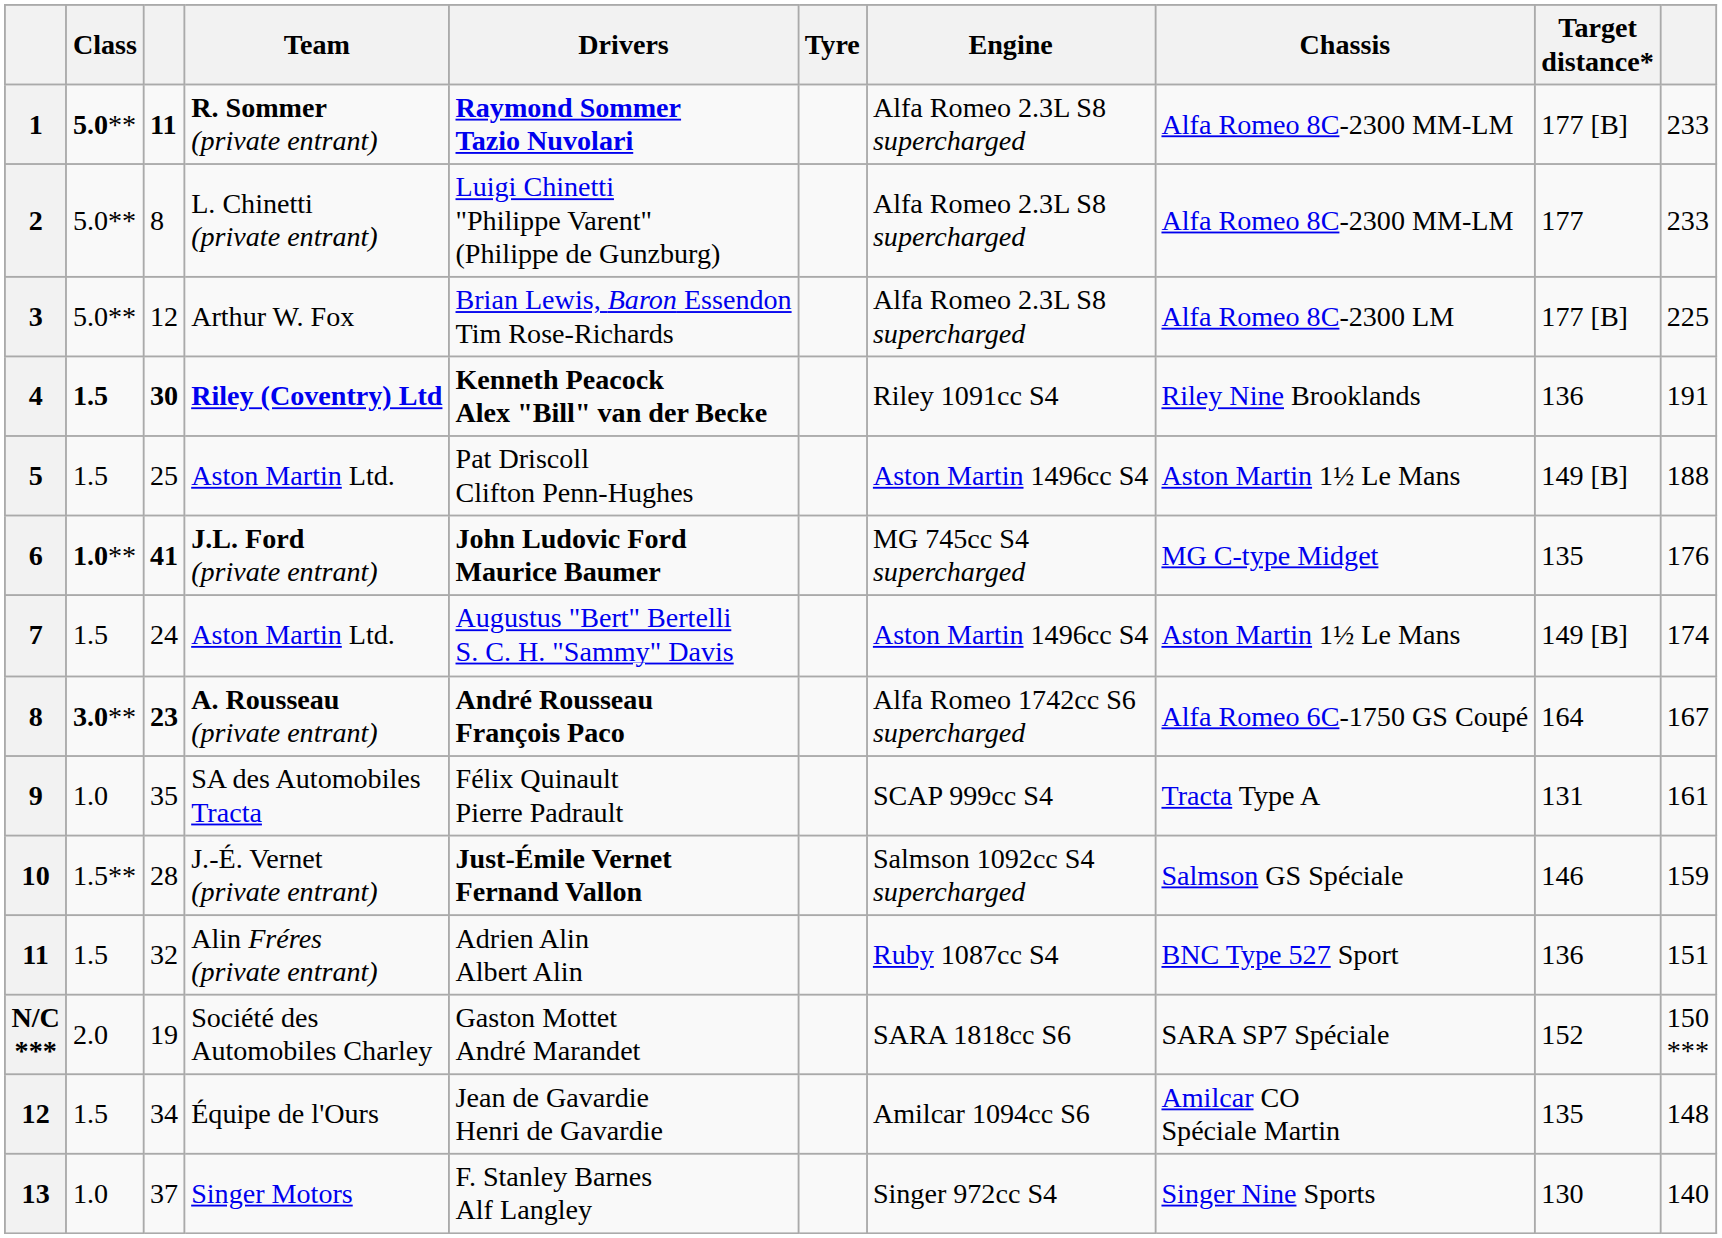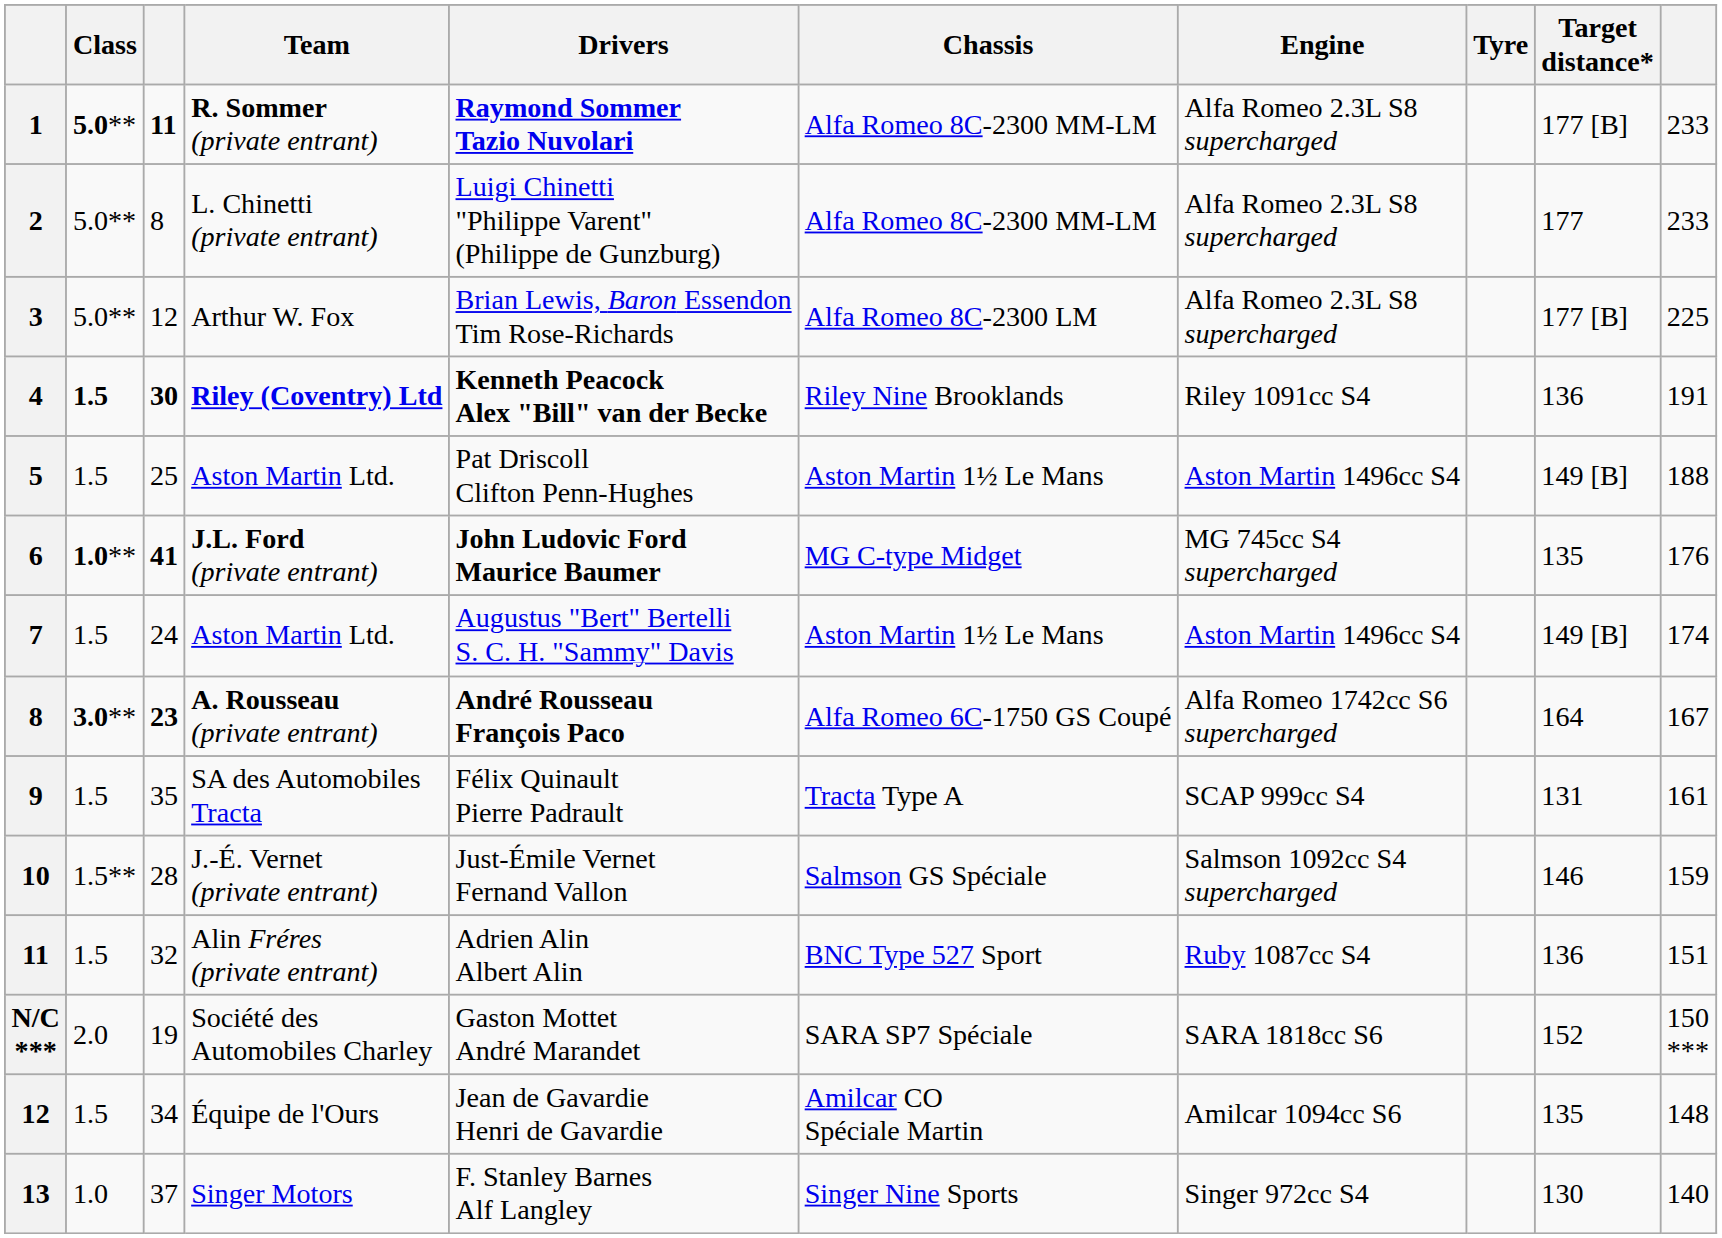columns swapped: (1345, 44) <-> (832, 44)
(90, 794) 1.0 -> (90, 794) 1.5
(564, 874) bold -> (556, 874) normal
